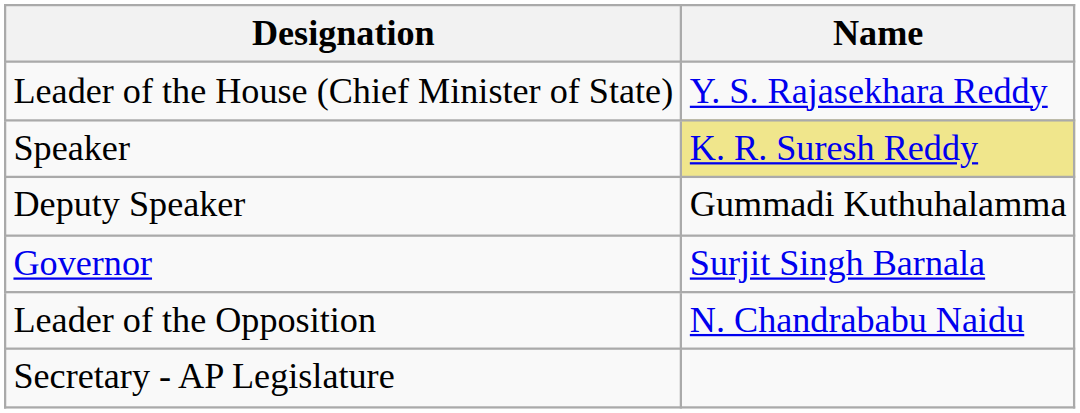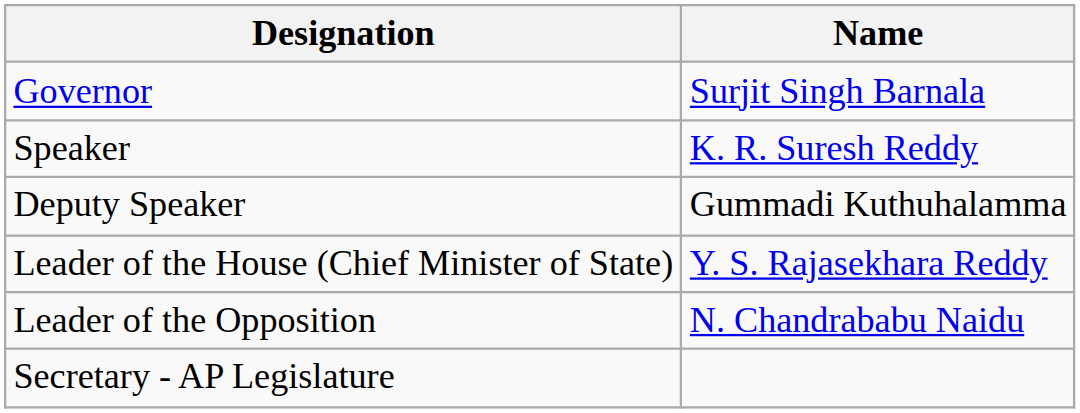rows swapped: (83, 262) <-> (343, 90)
(834, 147) khaki background -> (834, 147) no background
